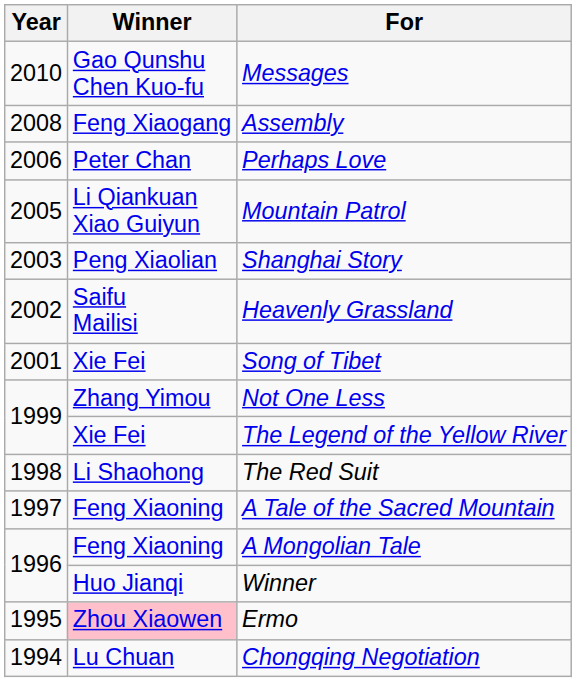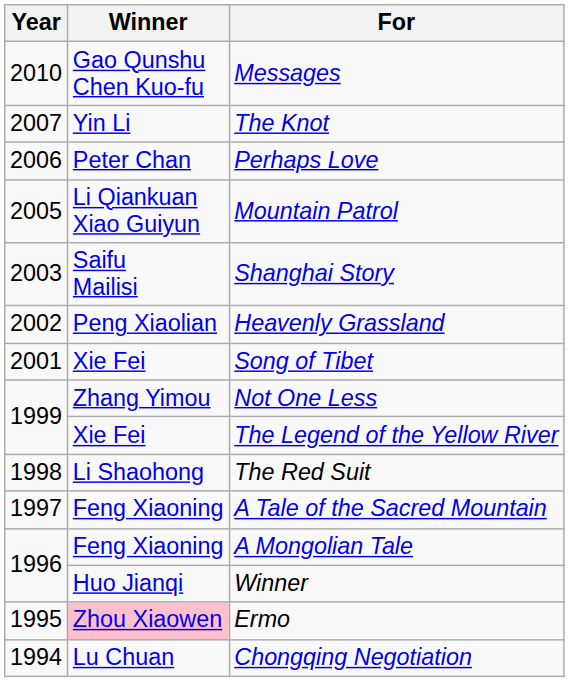- row: (293, 123)
+ row: (282, 123)
(145, 260) Peng Xiaolian -> (105, 273) Saifu Mailisi
(105, 311) Saifu Mailisi -> (145, 324) Peng Xiaolian
